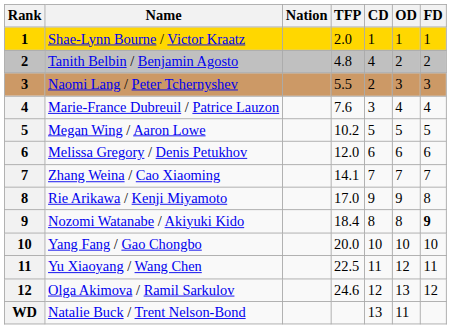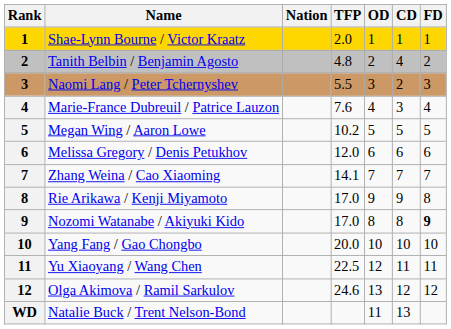columns swapped: (378, 15) <-> (406, 15)
(347, 221) 18.4 -> (347, 221) 17.0
